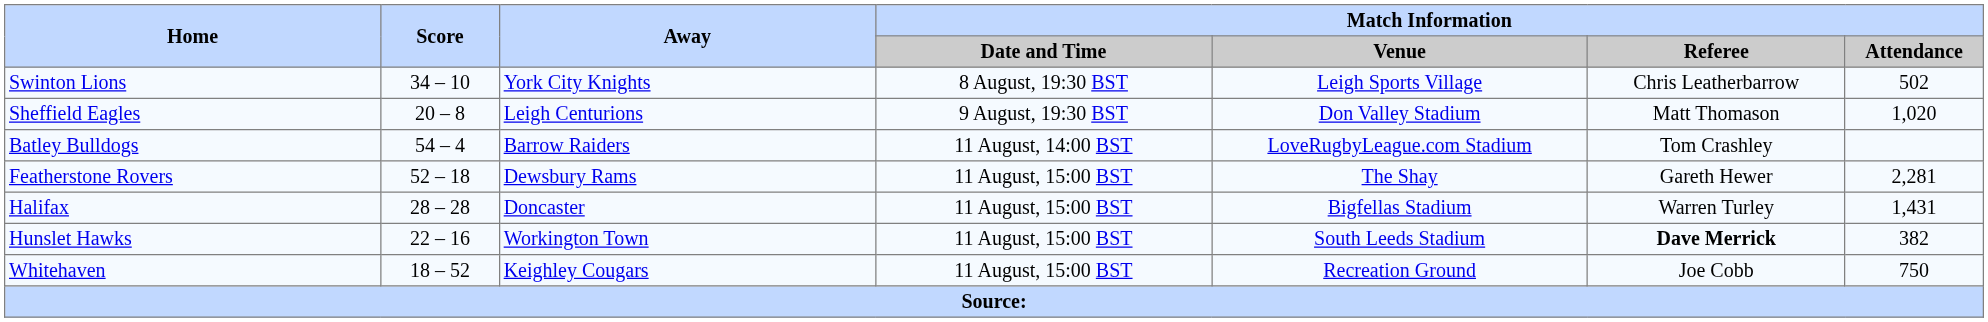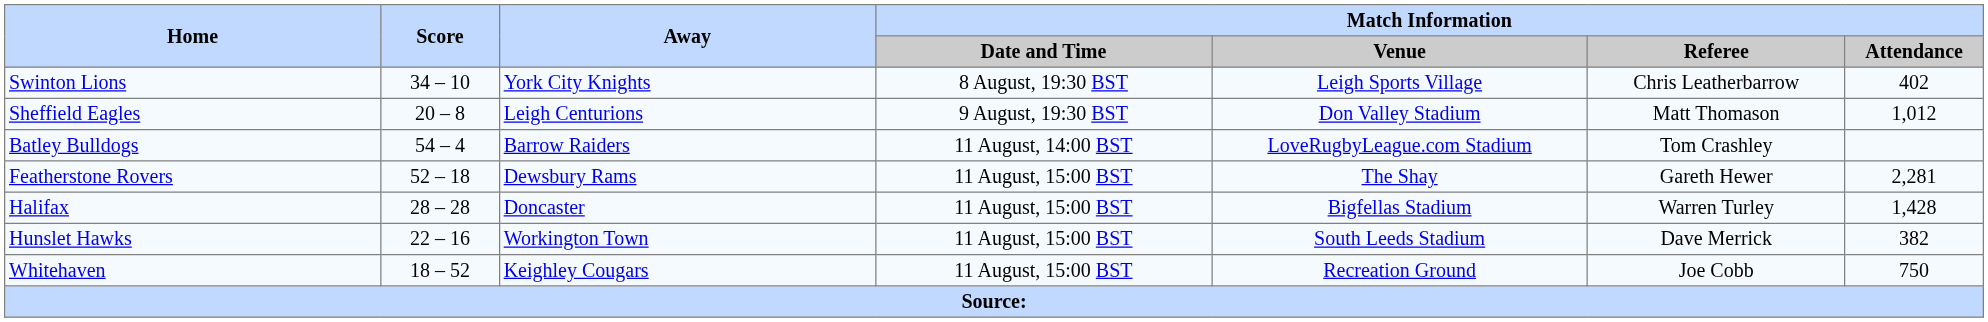(1914, 82) 502 -> (1914, 82) 402
(1914, 113) 1,020 -> (1914, 113) 1,012
(1914, 207) 1,431 -> (1914, 207) 1,428
(1716, 238) bold -> (1716, 238) normal
